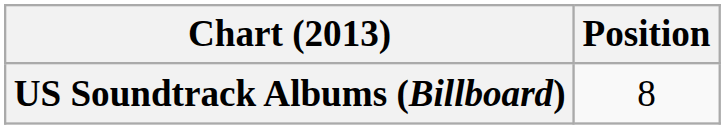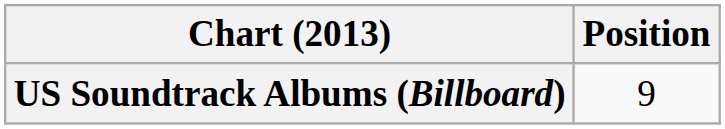(647, 92) 8 -> (647, 92) 9
